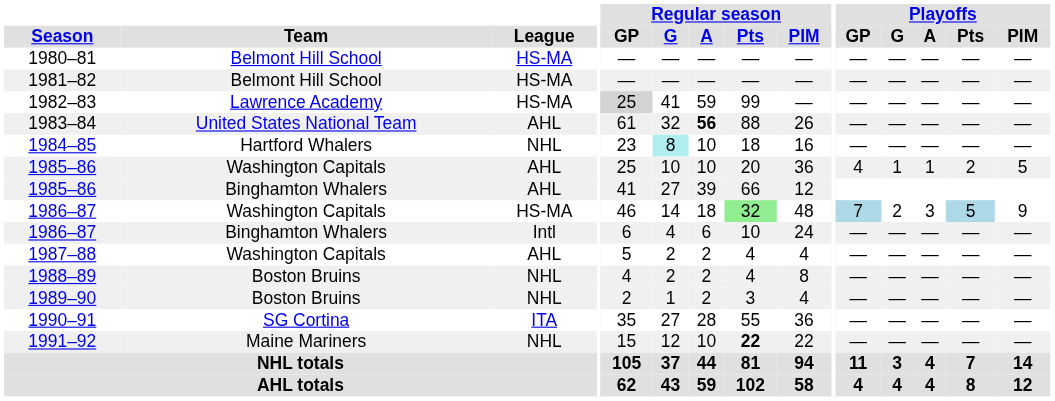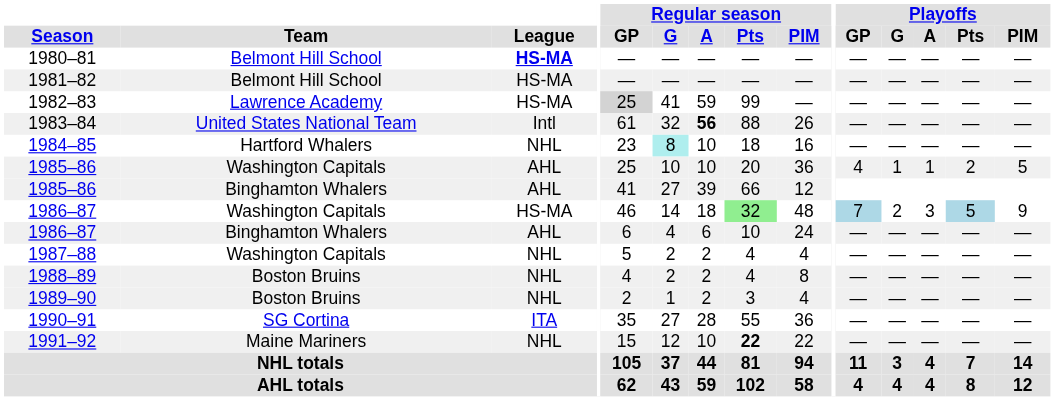(544, 58) normal -> (544, 58) bold
(544, 123) AHL -> (544, 123) Intl
(544, 232) Intl -> (544, 232) AHL
(544, 254) AHL -> (544, 254) NHL
